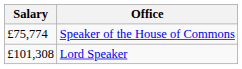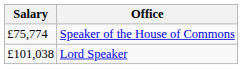(31, 53) £101,308 -> (31, 53) £101,038
